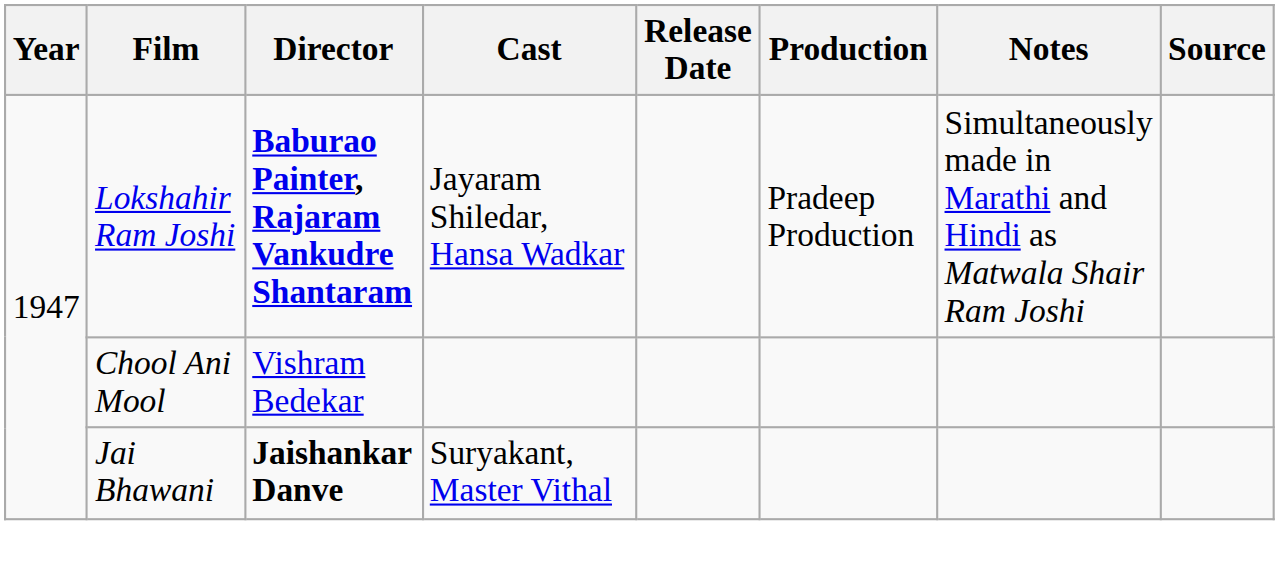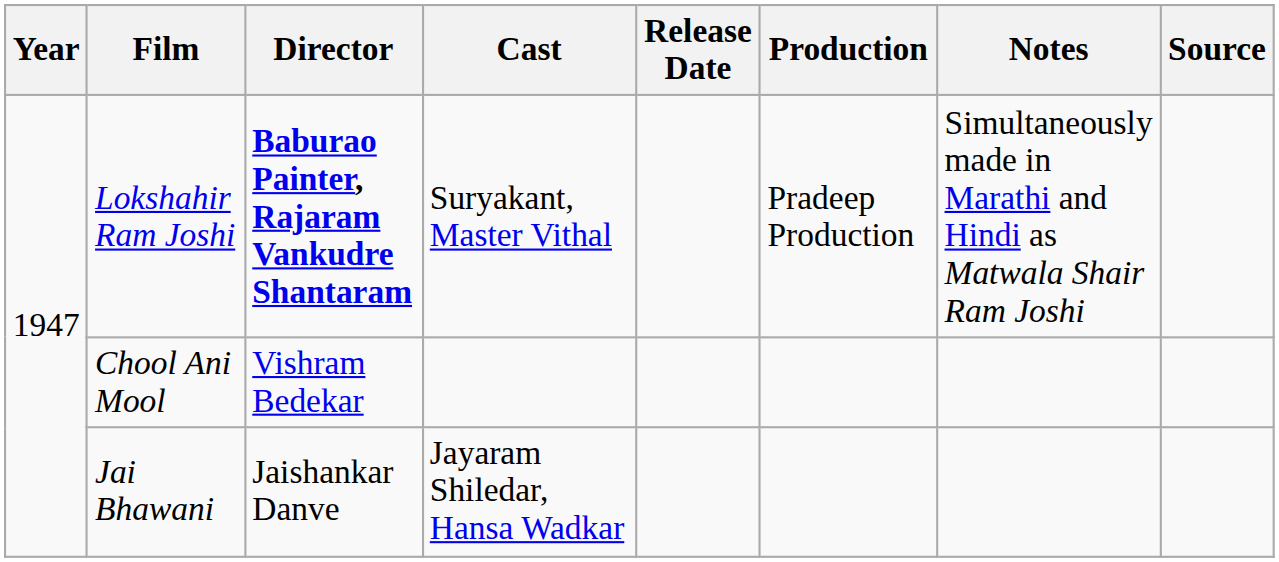(527, 215) Jayaram Shiledar, Hansa Wadkar -> (521, 215) Suryakant, Master Vithal
(332, 472) bold -> (323, 491) normal
(521, 472) Suryakant, Master Vithal -> (527, 491) Jayaram Shiledar, Hansa Wadkar
